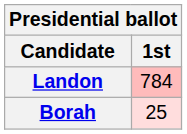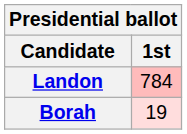(156, 112) 25 -> (156, 112) 19
